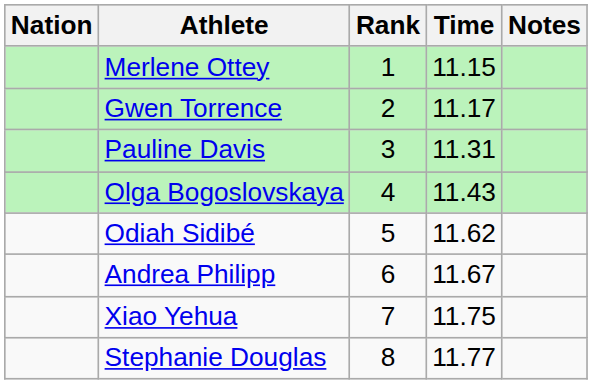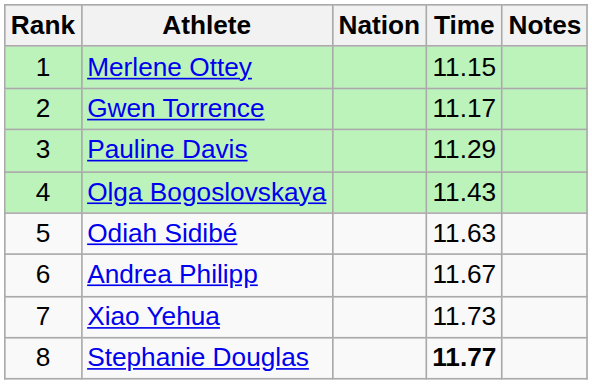columns swapped: (388, 25) <-> (52, 25)
(464, 150) 11.31 -> (464, 150) 11.29
(464, 233) 11.62 -> (464, 233) 11.63
(464, 316) 11.75 -> (464, 316) 11.73
(464, 358) normal -> (464, 358) bold
